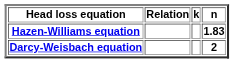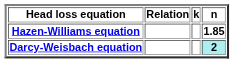(214, 31) 1.83 -> (214, 31) 1.85
(214, 47) no background -> (214, 47) paleturquoise background
